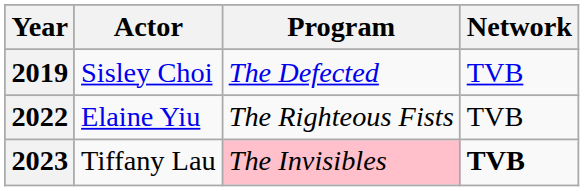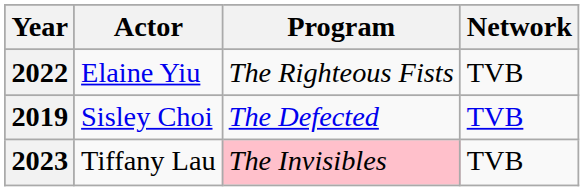rows swapped: (40, 71) <-> (40, 116)
(496, 161) bold -> (495, 161) normal
